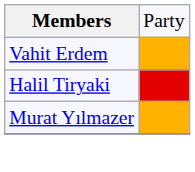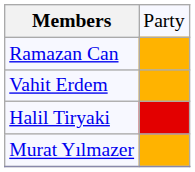+ row: (64, 53)
